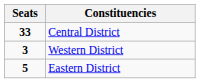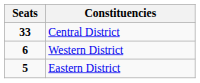(25, 50) 3 -> (25, 50) 6
